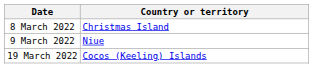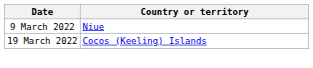- row: (42, 26)
